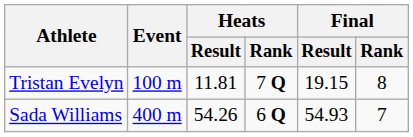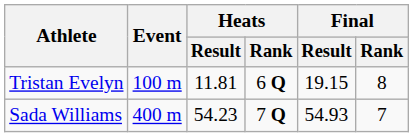(271, 83) 7 Q -> (271, 83) 6 Q
(216, 115) 54.26 -> (216, 115) 54.23
(271, 115) 6 Q -> (271, 115) 7 Q
